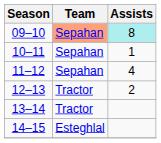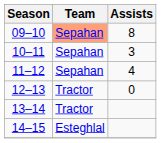(132, 33) paleturquoise background -> (132, 33) no background
(132, 52) 1 -> (132, 52) 3
(132, 90) 2 -> (132, 90) 0
